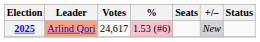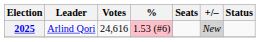(71, 28) lightsalmon background -> (71, 28) no background
(114, 28) 24,617 -> (114, 28) 24,616
